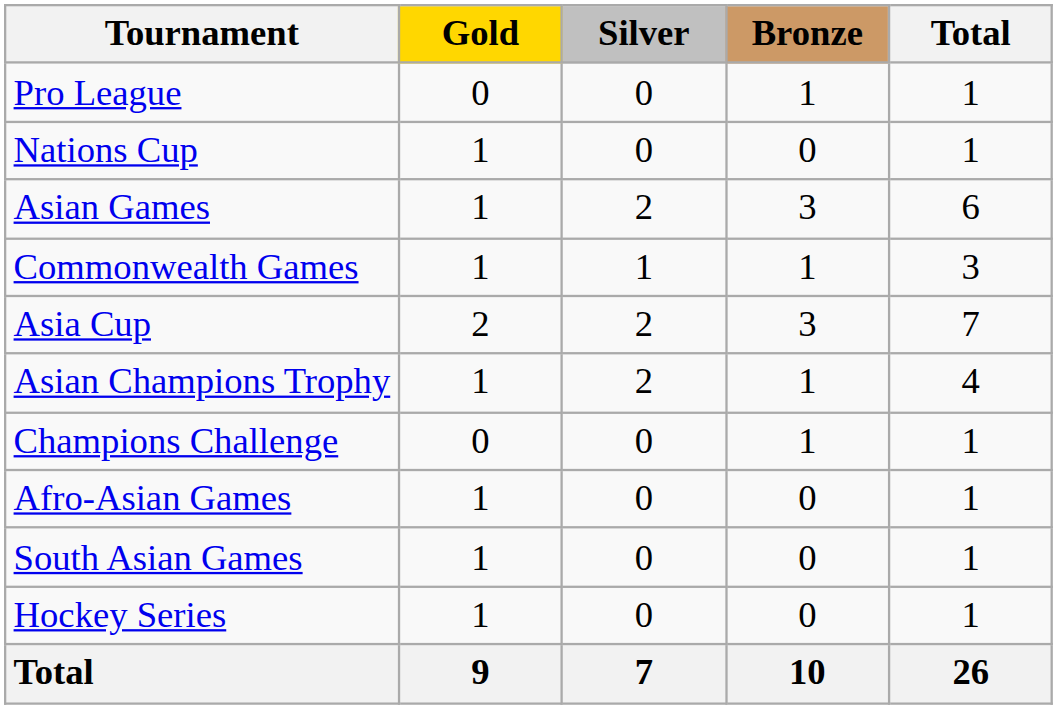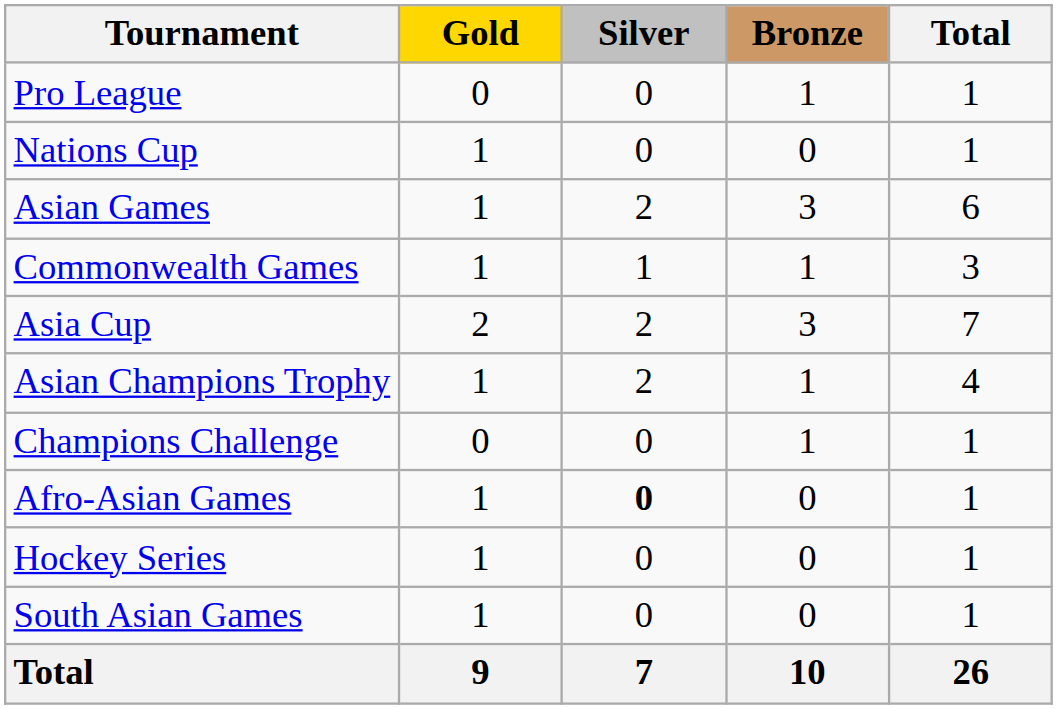(644, 498) normal -> (644, 498) bold
rows swapped: (120, 614) <-> (158, 556)
